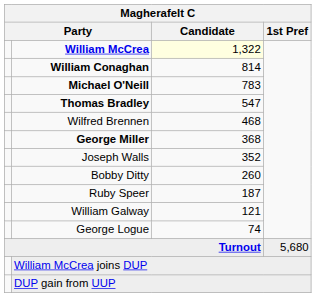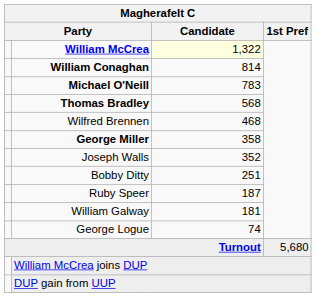(251, 103) 547 -> (251, 103) 568
(251, 139) 368 -> (251, 139) 358
(251, 175) 260 -> (251, 175) 251
(251, 211) 121 -> (251, 211) 181
